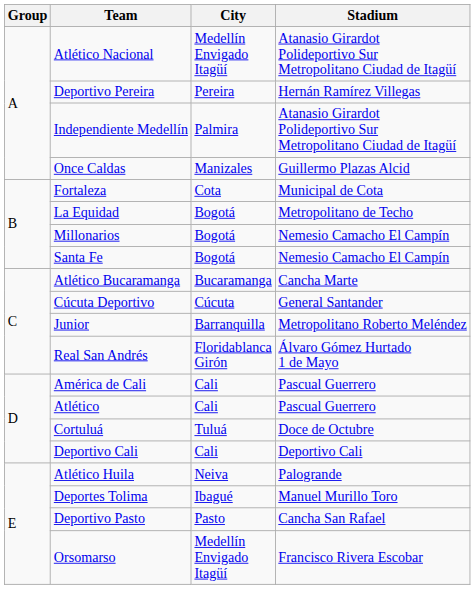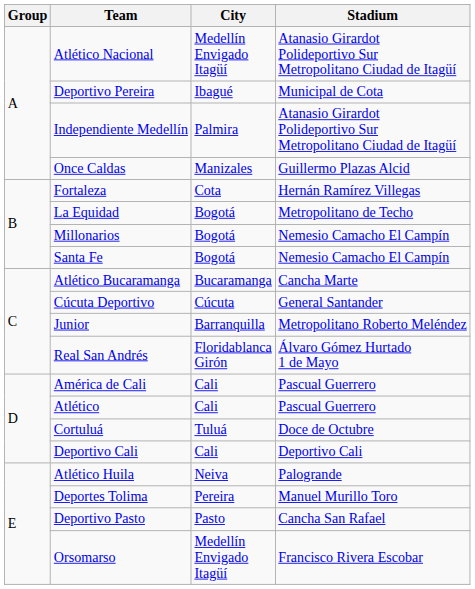(214, 92) Pereira -> (214, 92) Ibagué
(349, 92) Hernán Ramírez Villegas -> (331, 92) Municipal de Cota
(331, 190) Municipal de Cota -> (349, 190) Hernán Ramírez Villegas
(214, 496) Ibagué -> (214, 496) Pereira
